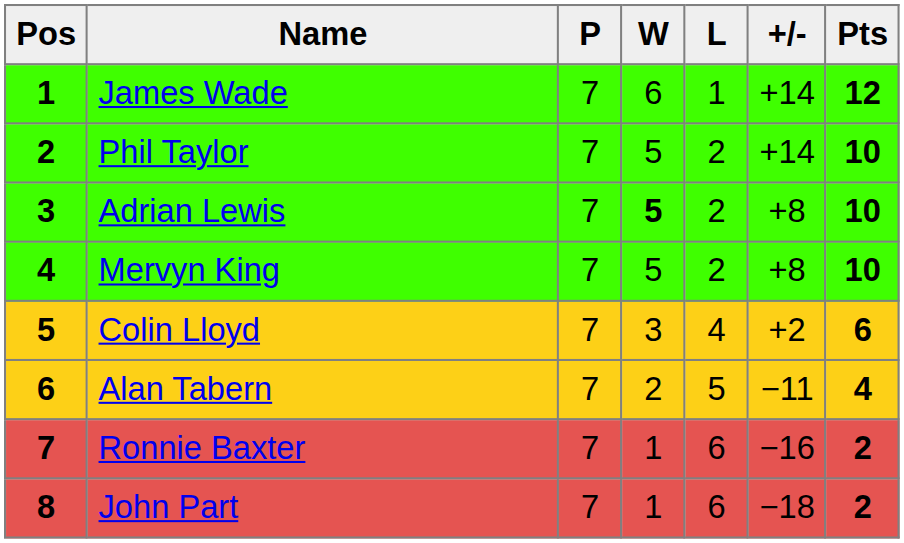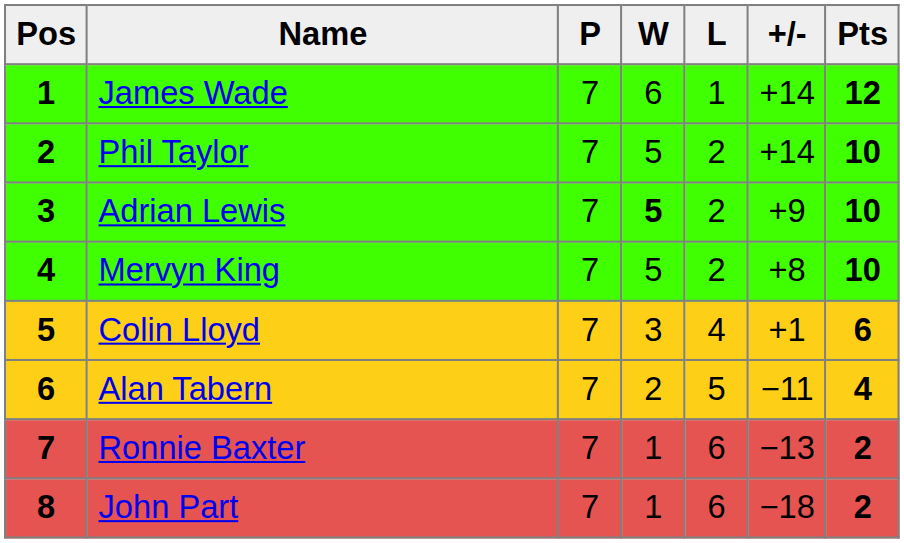(787, 211) +8 -> (787, 211) +9
(787, 329) +2 -> (787, 329) +1
(787, 448) −16 -> (787, 448) −13
